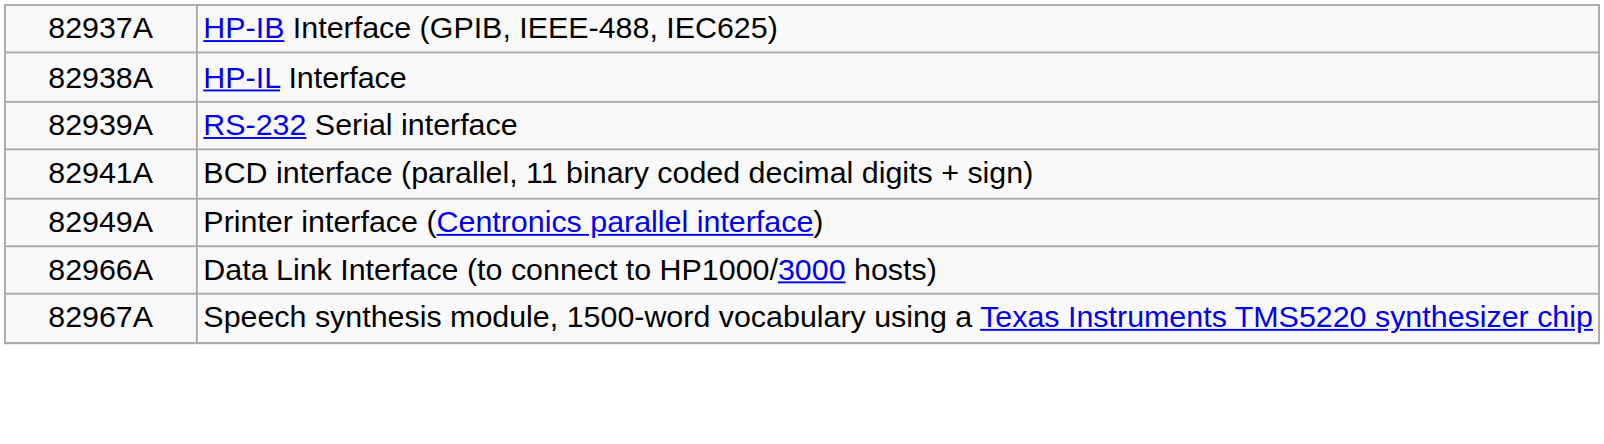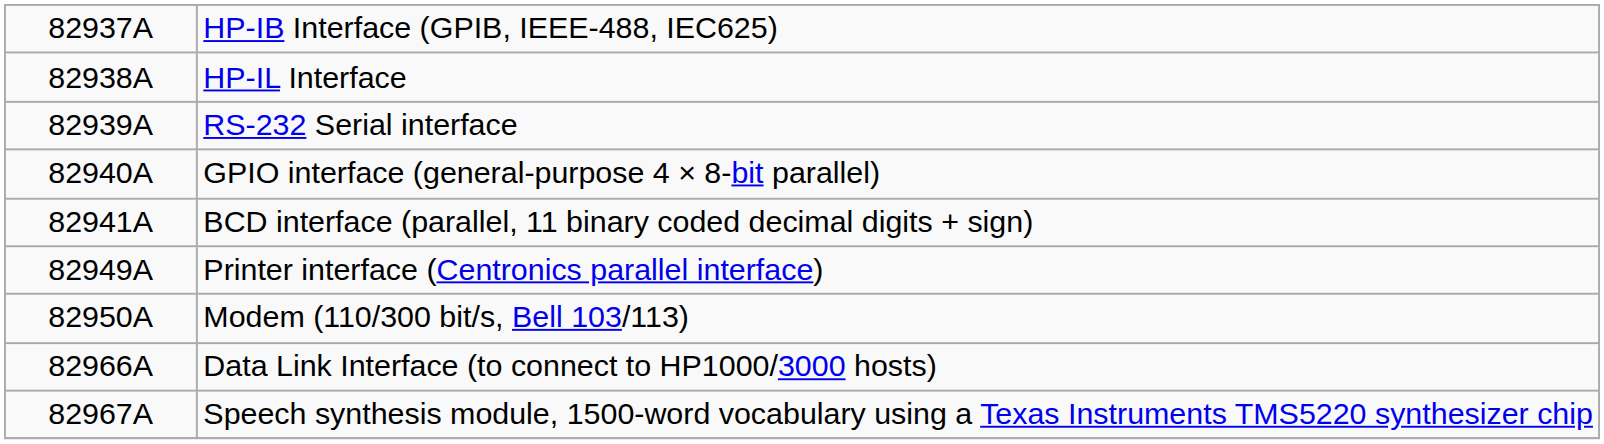+ row: (542, 173)
+ row: (446, 317)
